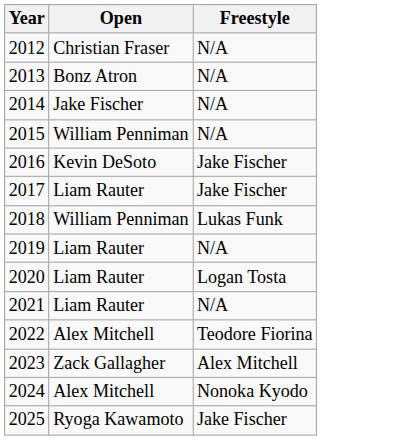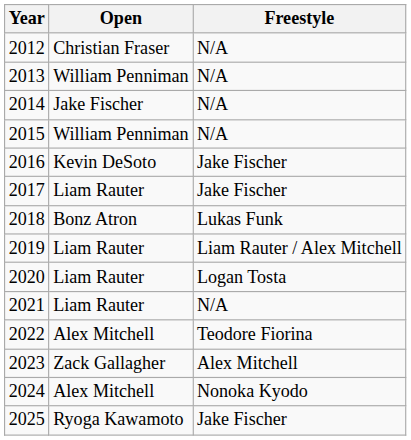(95, 76) Bonz Atron -> (121, 76) William Penniman
(121, 219) William Penniman -> (95, 219) Bonz Atron
(212, 248) N/A -> (299, 248) Liam Rauter / Alex Mitchell
